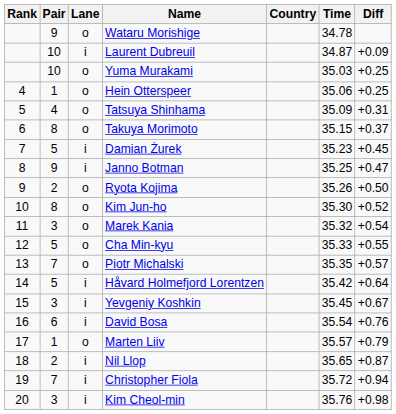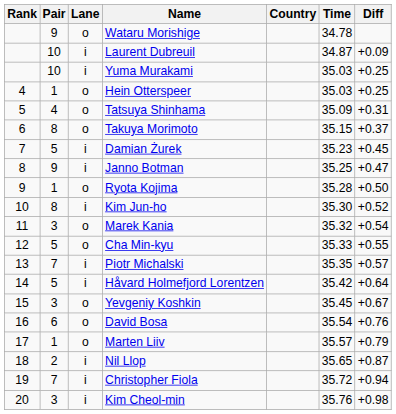(85, 71) o -> (85, 71) i
(337, 91) 35.06 -> (337, 91) 35.03
(54, 187) 2 -> (54, 187) 1
(337, 187) 35.26 -> (337, 187) 35.28
(85, 206) o -> (85, 206) i
(85, 264) o -> (85, 264) i
(85, 303) i -> (85, 303) o
(85, 322) i -> (85, 322) o
